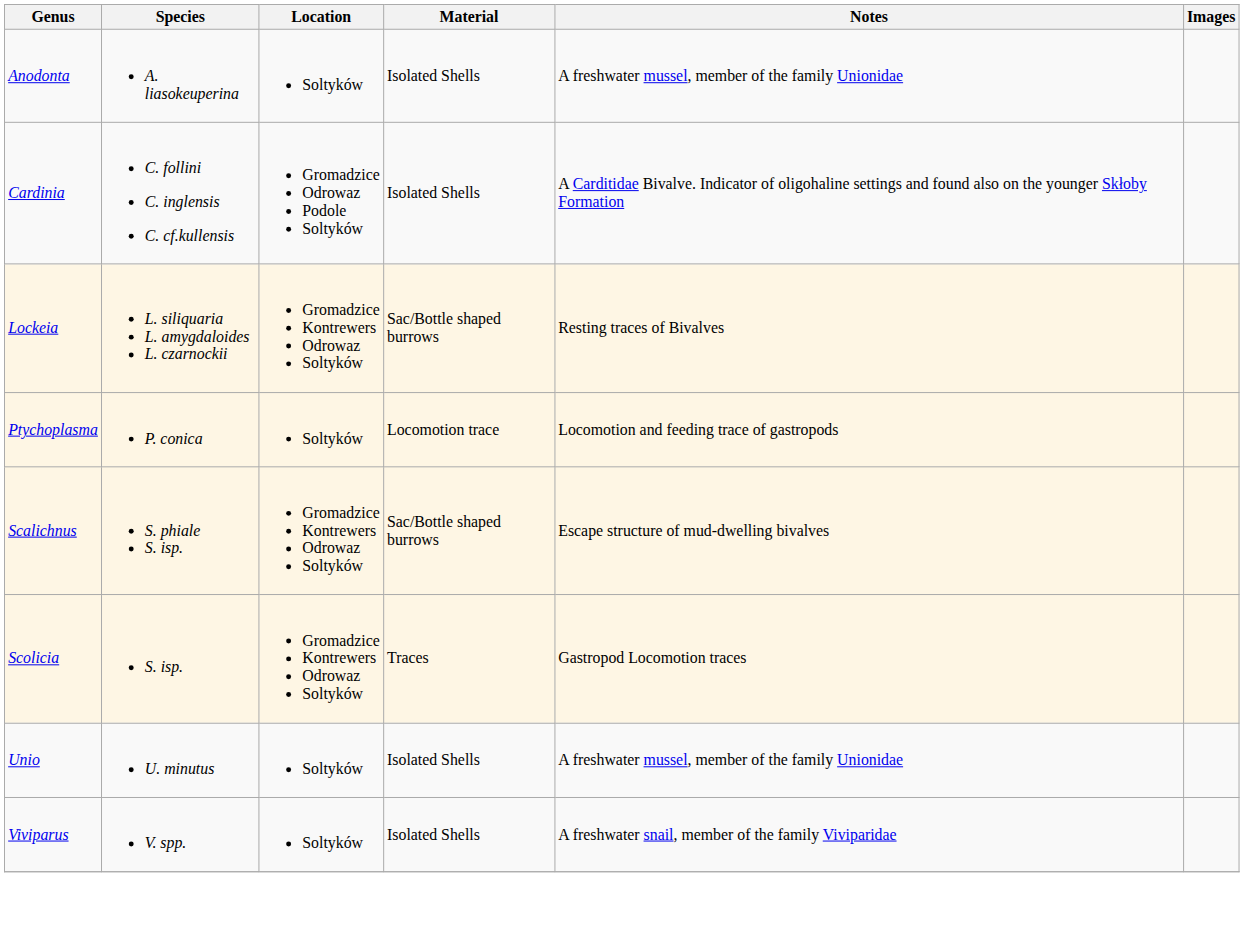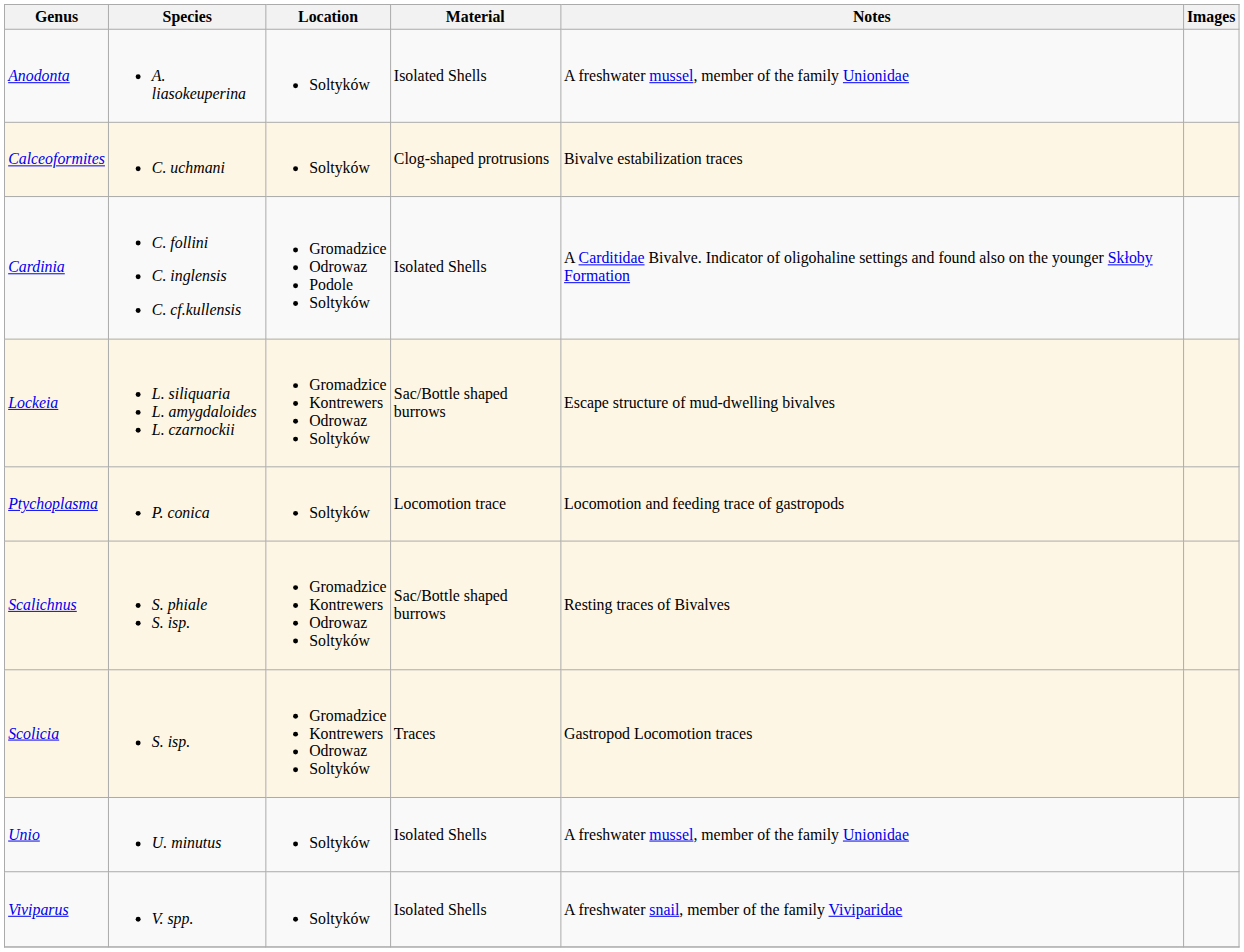+ row: (57, 159)
(641, 328) Resting traces of Bivalves -> (700, 402) Escape structure of mud-dwelling bivalves
(694, 530) Escape structure of mud-dwelling bivalves -> (647, 605) Resting traces of Bivalves
